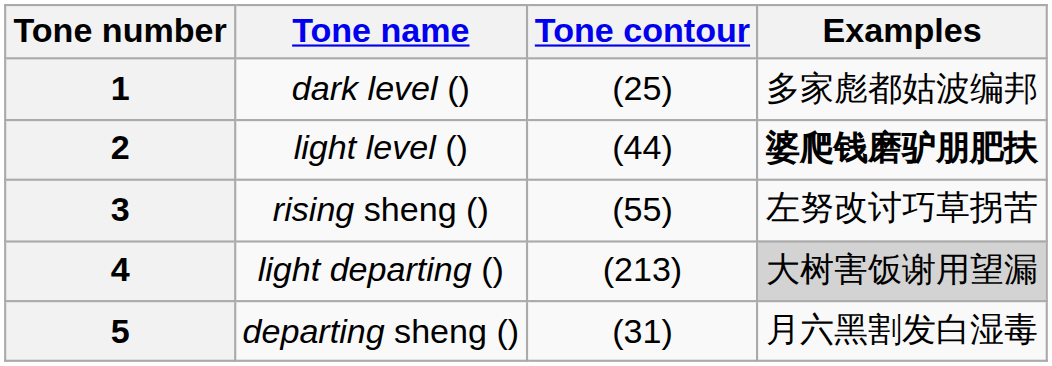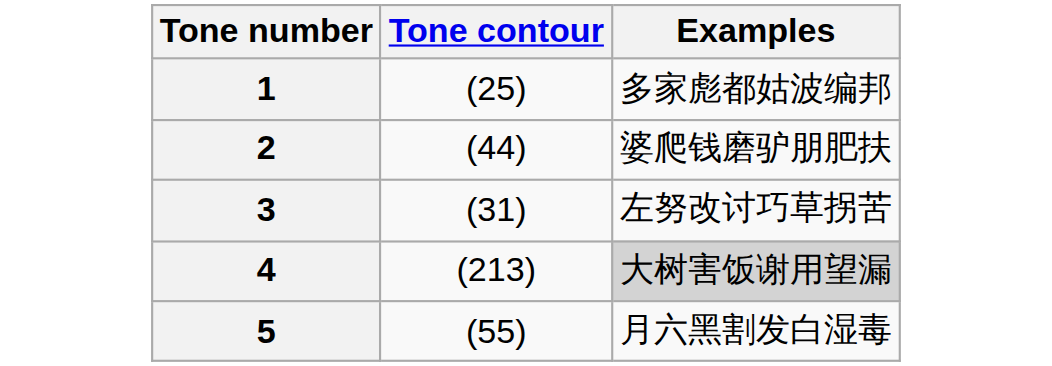- column: (381, 31)
(902, 148) bold -> (756, 148) normal
(642, 209) (55) -> (496, 209) (31)
(642, 330) (31) -> (496, 330) (55)
